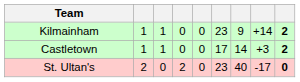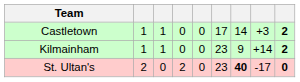rows swapped: (69, 31) <-> (69, 49)
(241, 67) normal -> (241, 67) bold
